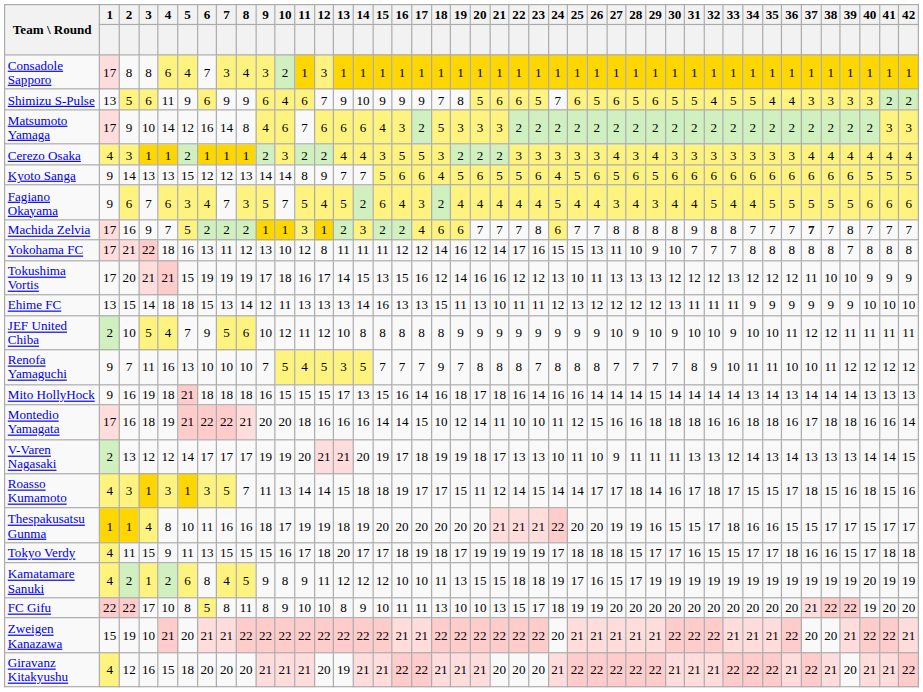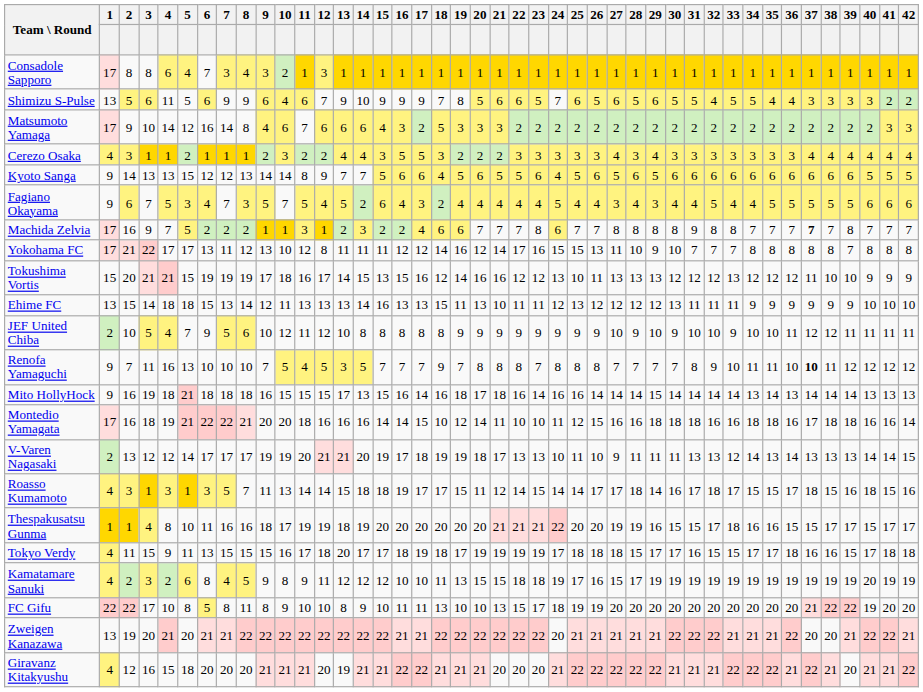(188, 100) 9 -> (188, 100) 5
(168, 203) 6 -> (168, 203) 5
(168, 250) 18 -> (168, 250) 17
(188, 250) 16 -> (188, 250) 17
(110, 278) 17 -> (110, 278) 15
(811, 367) normal -> (811, 367) bold
(149, 581) 1 -> (149, 581) 3
(110, 635) 15 -> (110, 635) 13
(149, 635) 10 -> (149, 635) 20
